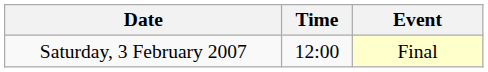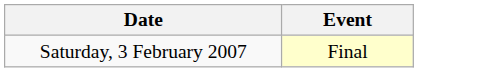- column: (317, 19)
